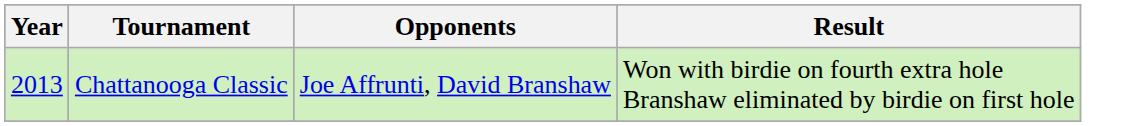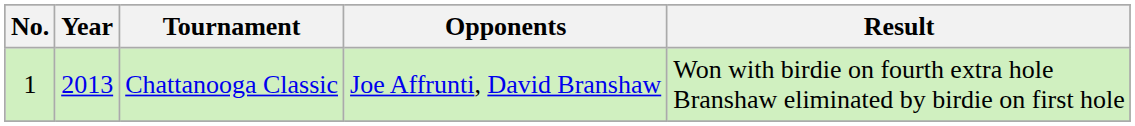+ column: (30, 26)
